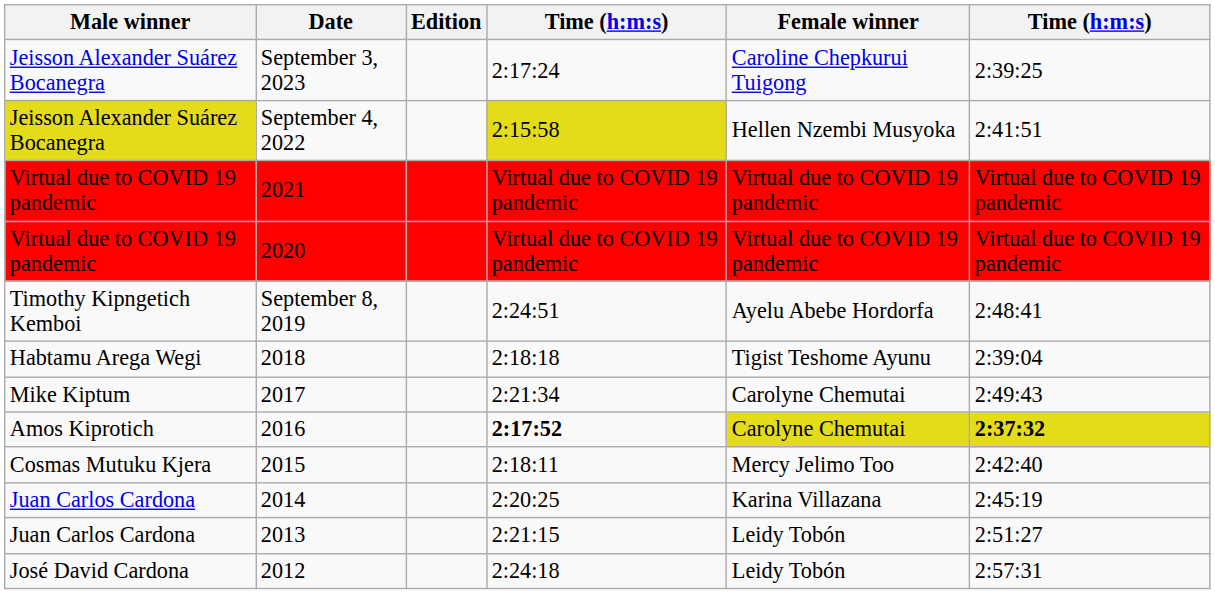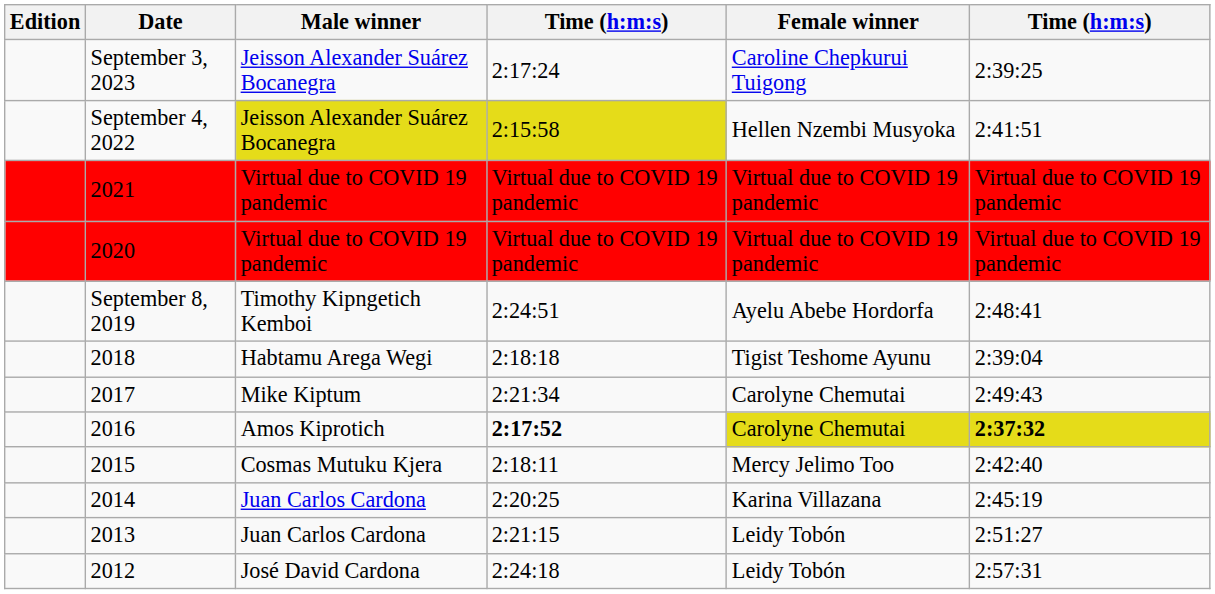columns swapped: (446, 22) <-> (130, 22)
